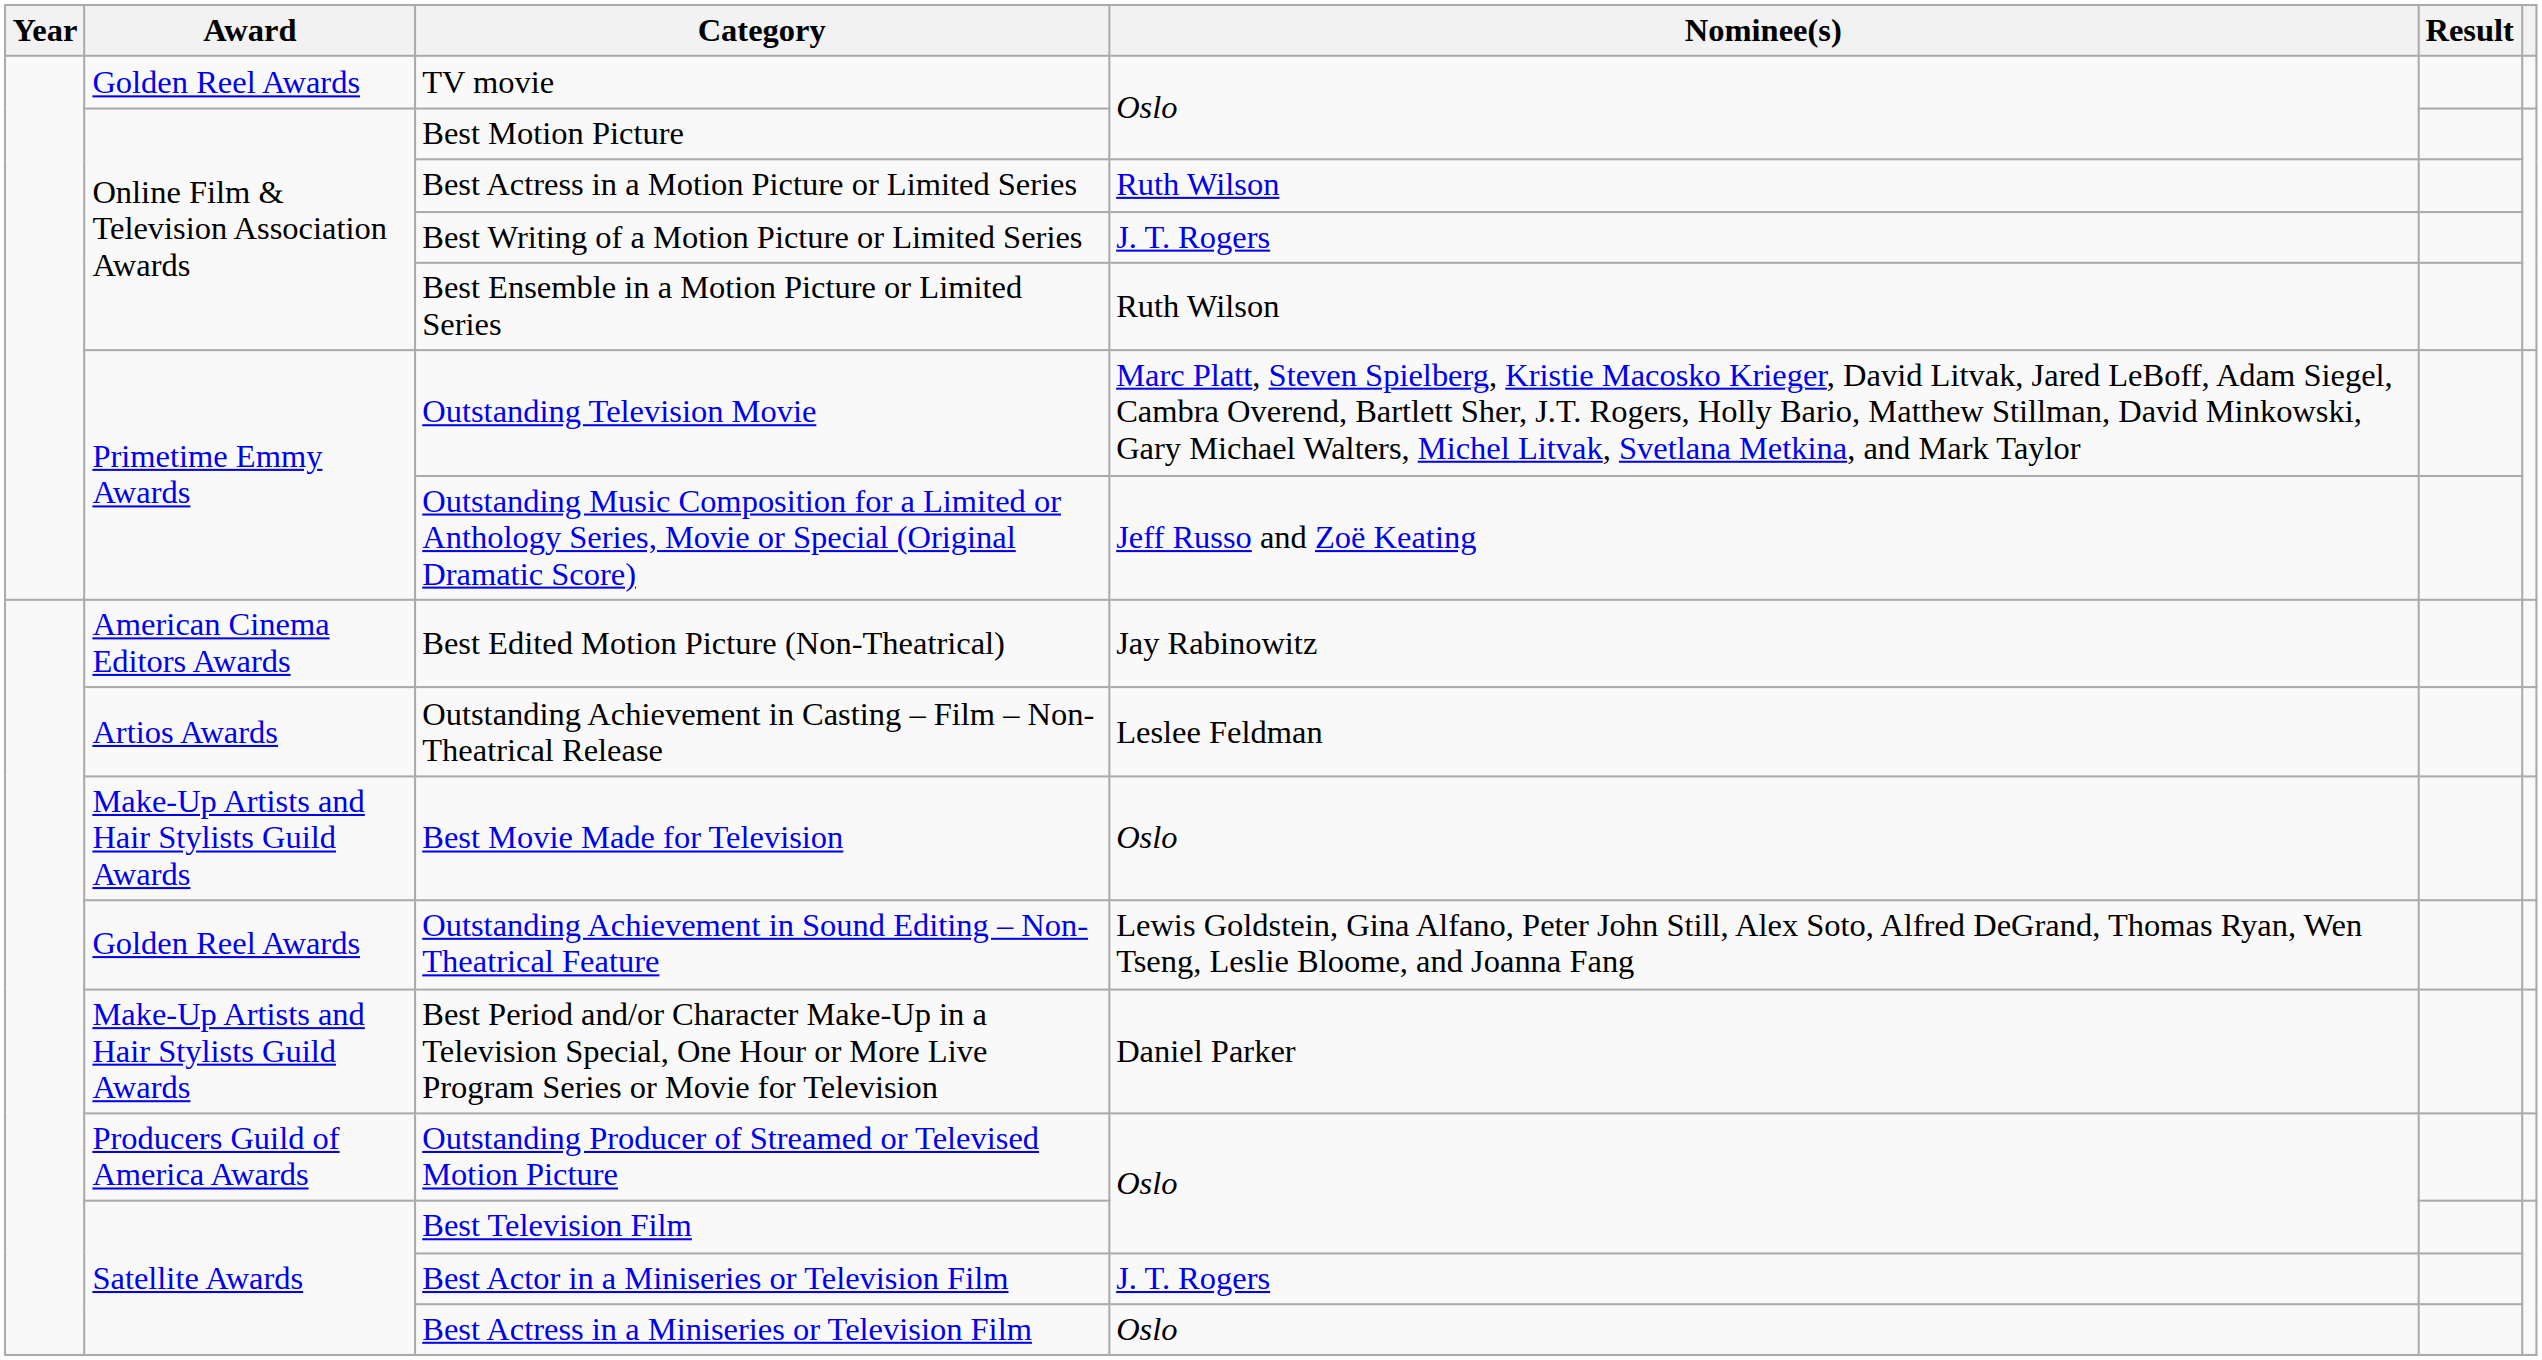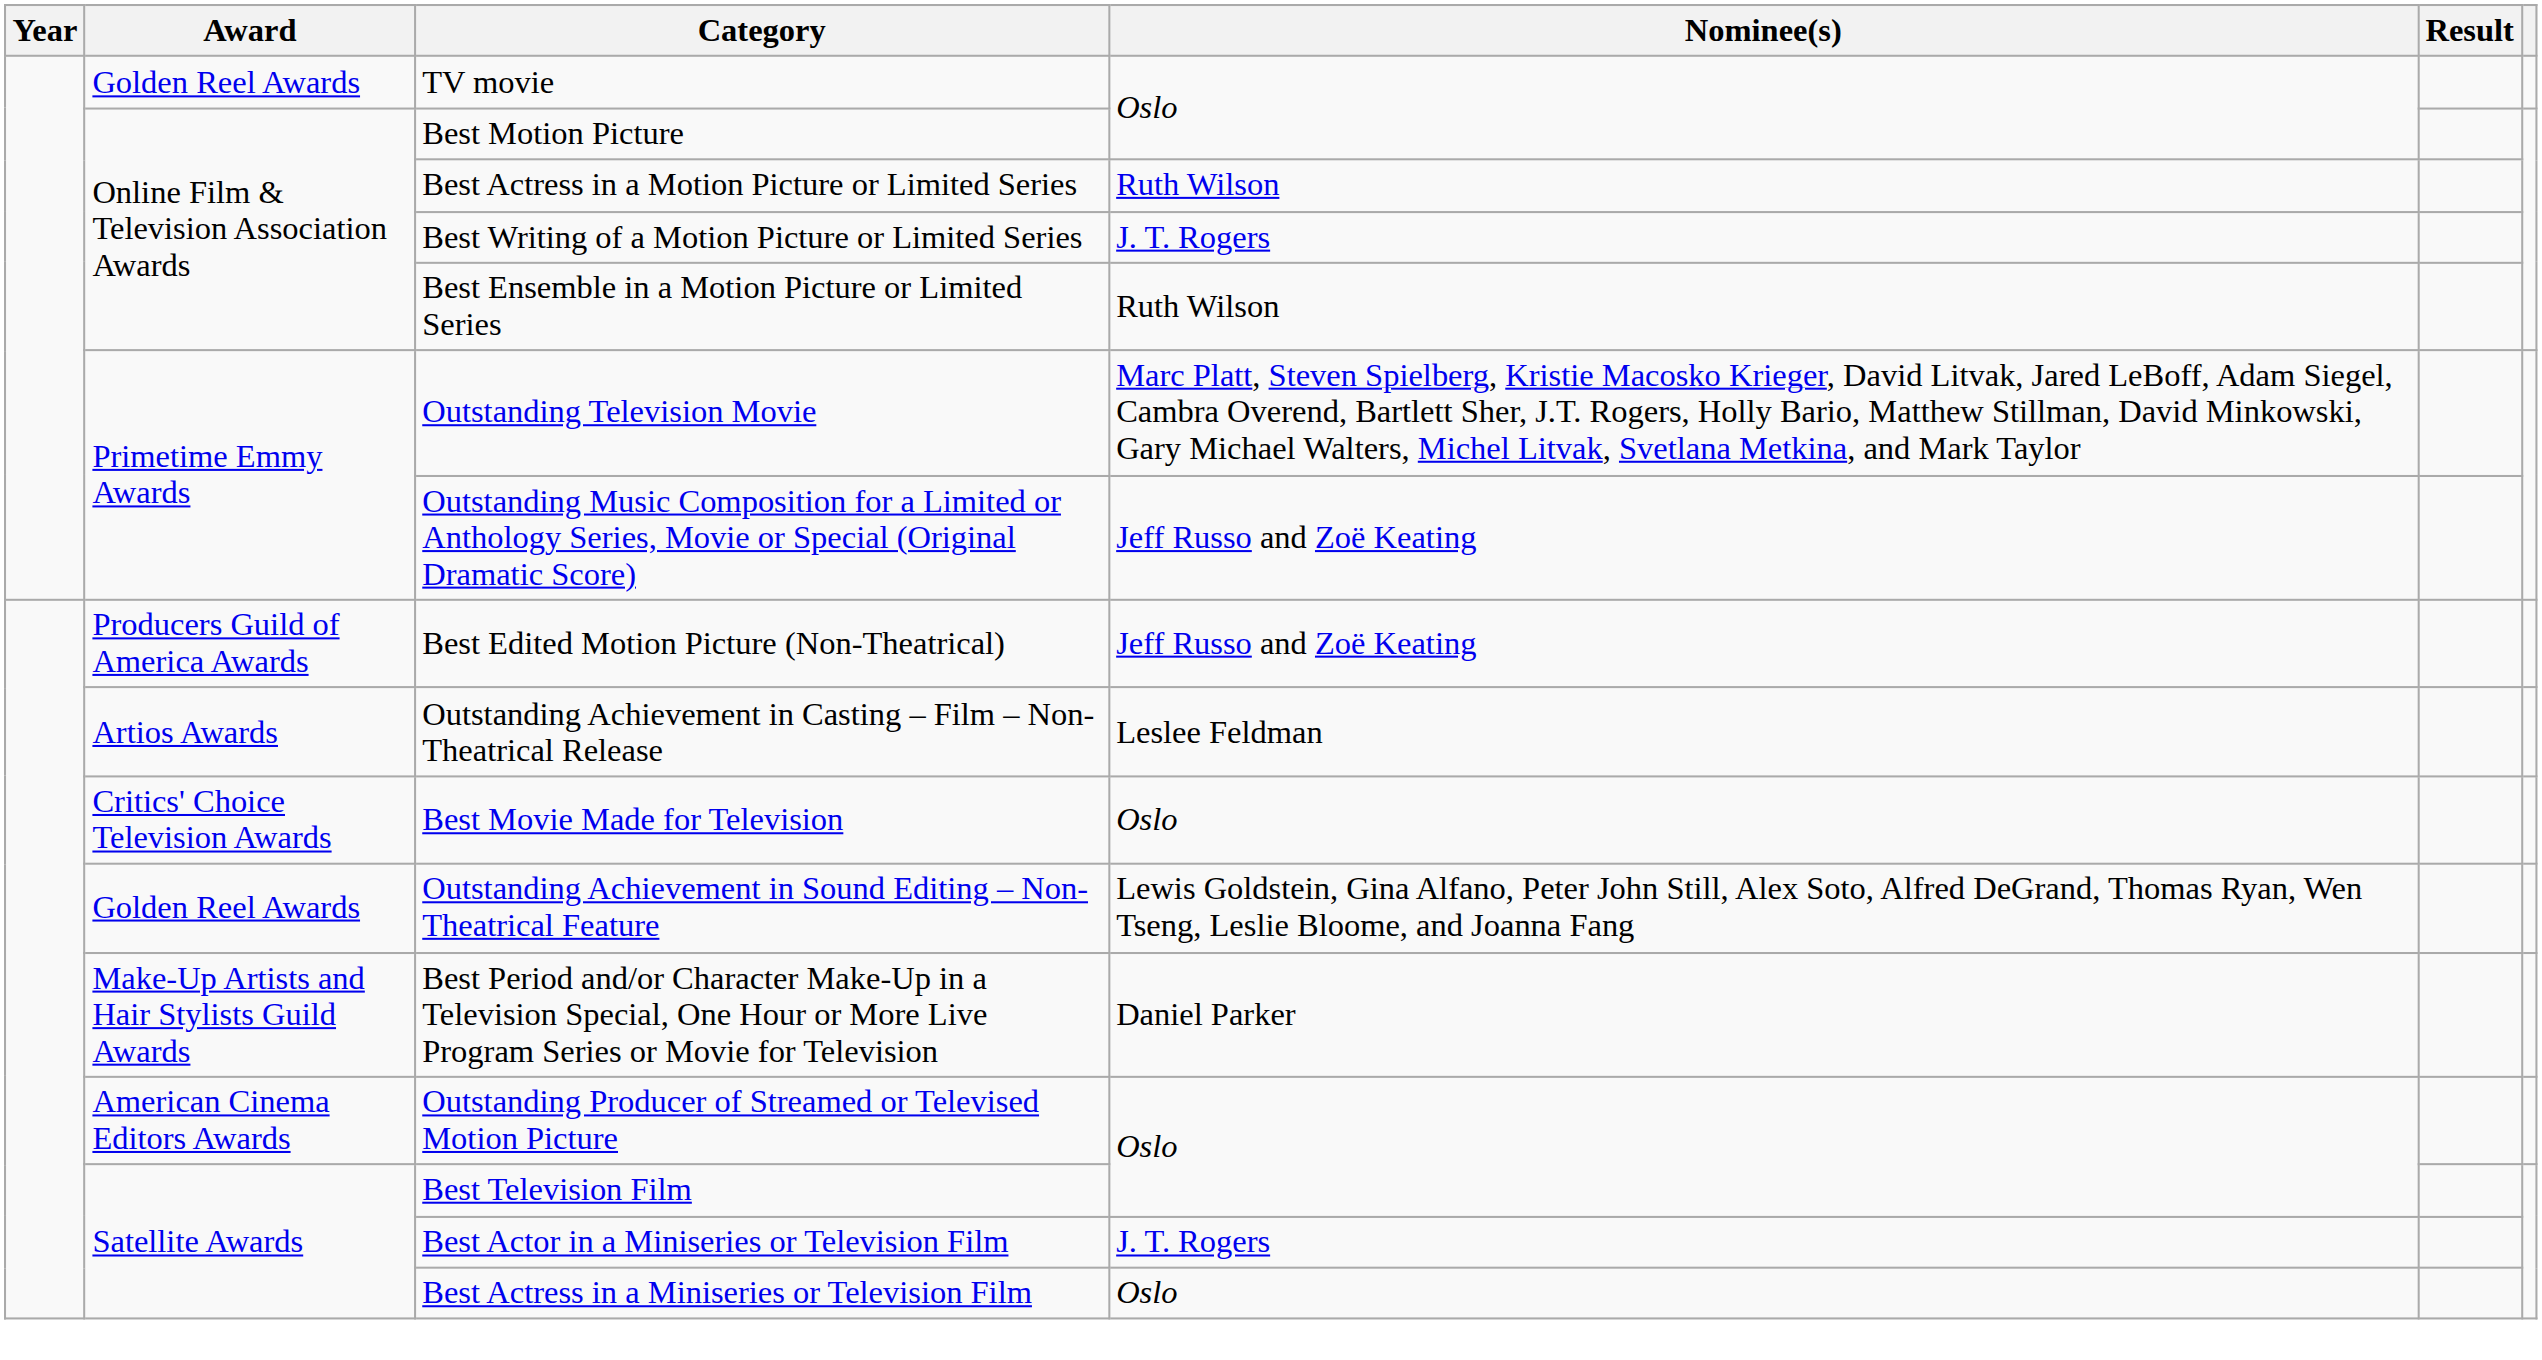(211, 643) American Cinema Editors Awards -> (216, 643) Producers Guild of America Awards
(1217, 643) Jay Rabinowitz -> (1296, 643) Jeff Russo and Zoë Keating
(229, 837) Make-Up Artists and Hair Stylists Guild Awards -> (212, 819) Critics' Choice Television Awards
(216, 1156) Producers Guild of America Awards -> (211, 1120) American Cinema Editors Awards
